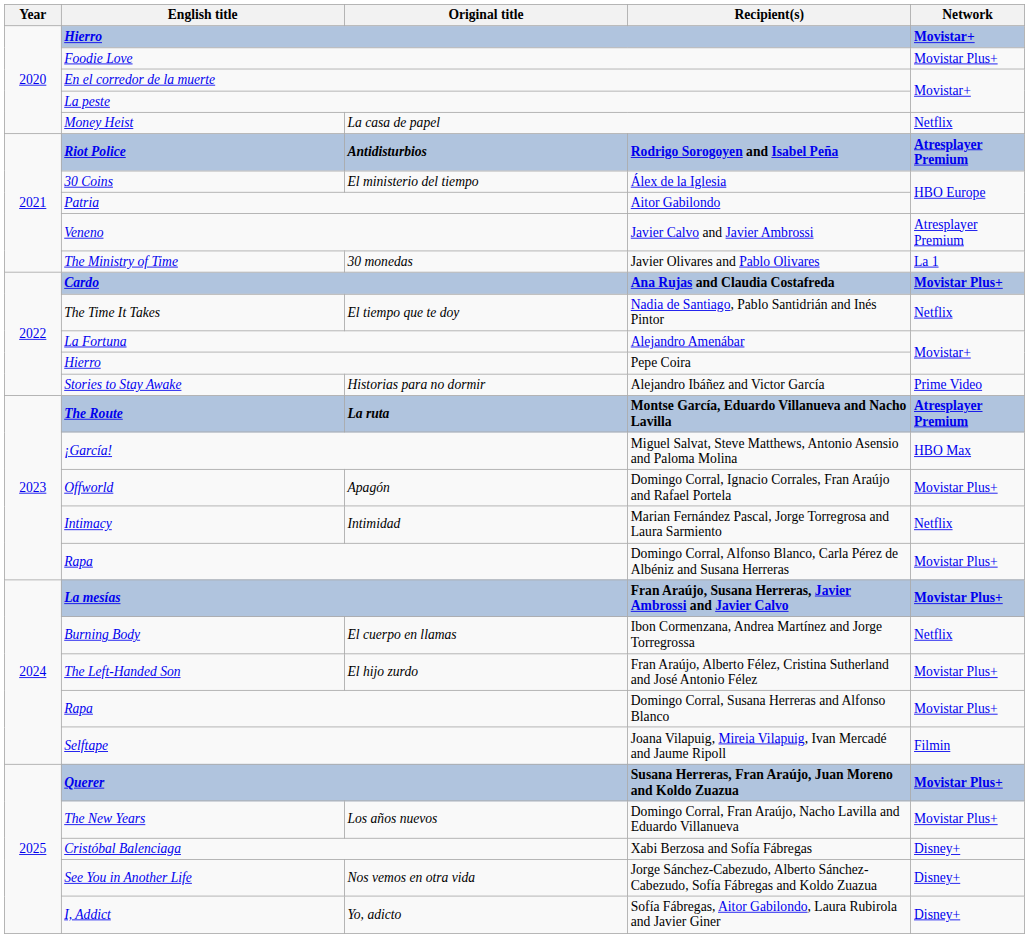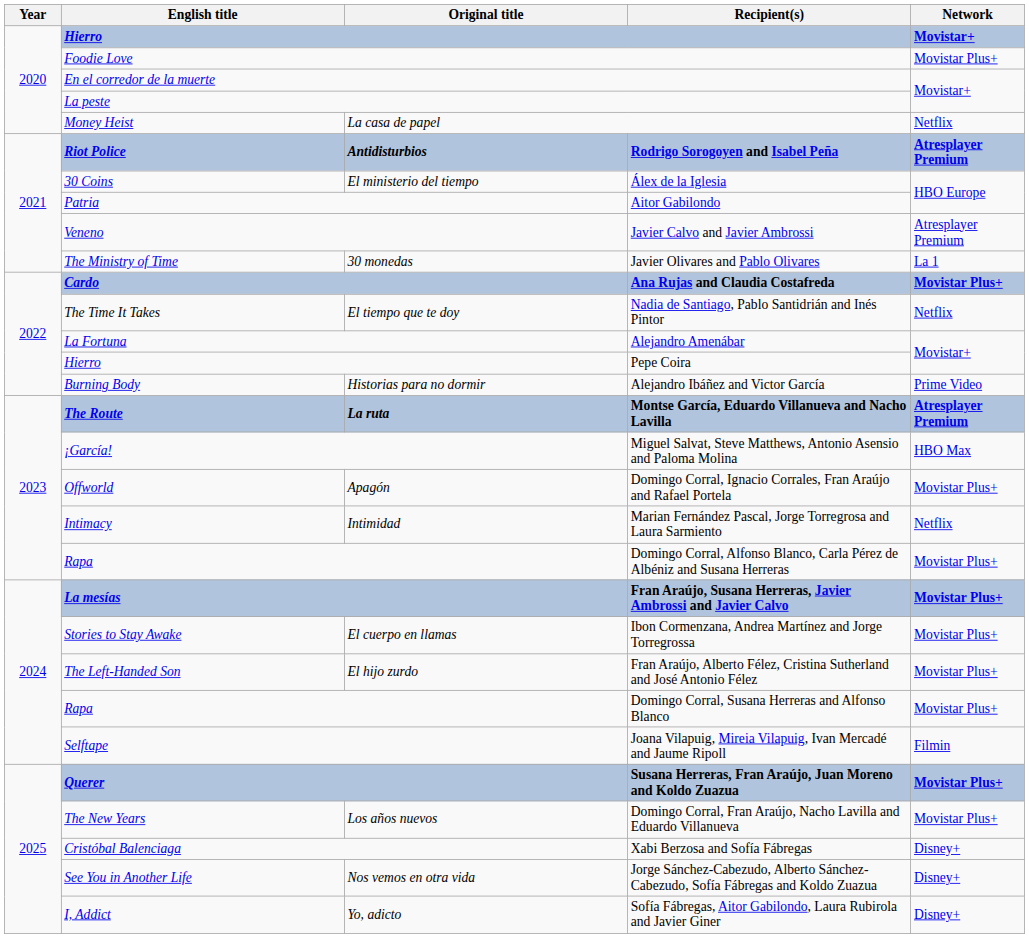(123, 384) Stories to Stay Awake -> (102, 384) Burning Body
(102, 635) Burning Body -> (123, 635) Stories to Stay Awake
(933, 635) Netflix -> (956, 635) Movistar Plus+
